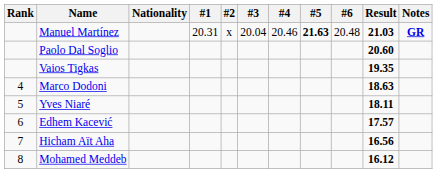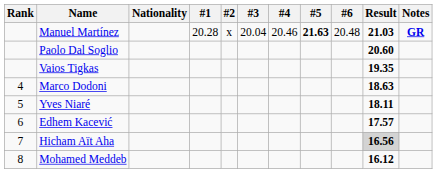(205, 31) 20.31 -> (205, 31) 20.28
(381, 141) no background -> (381, 141) lightgrey background
